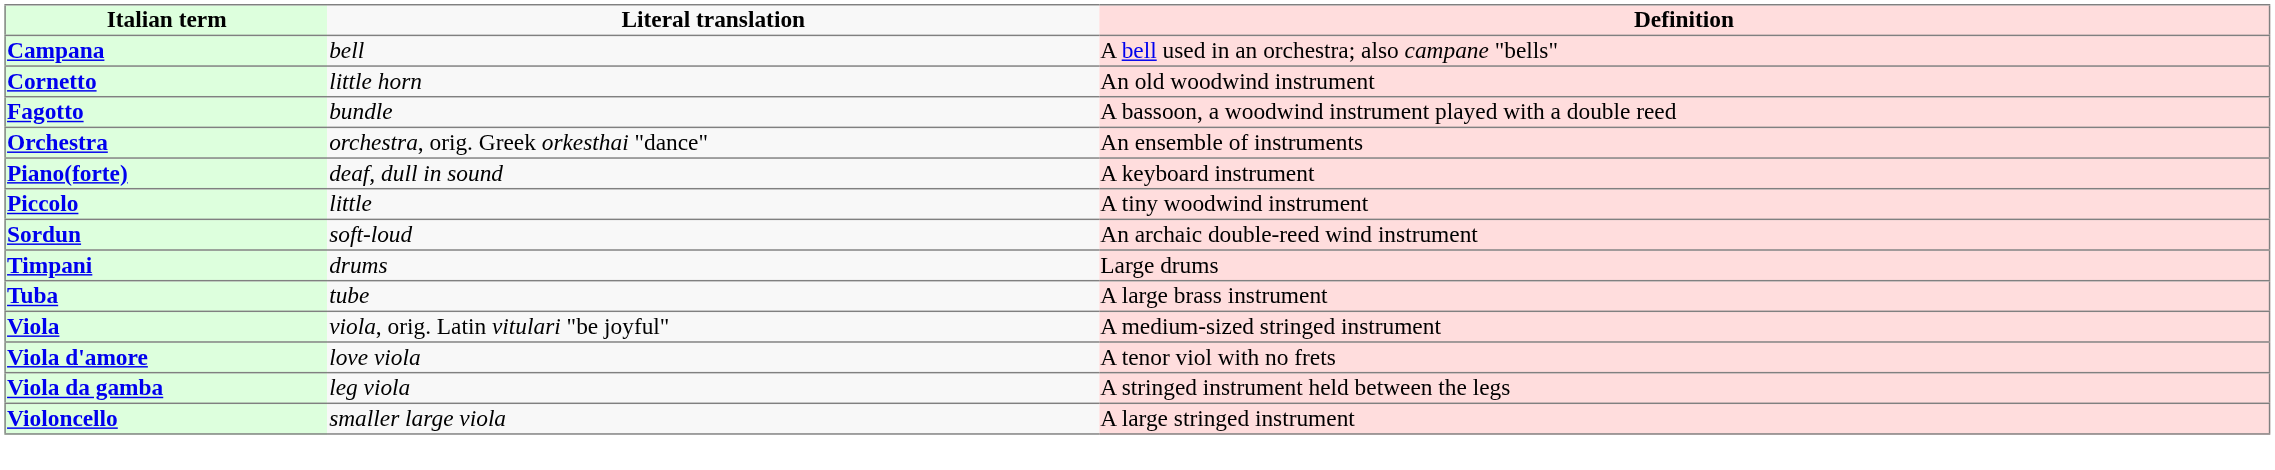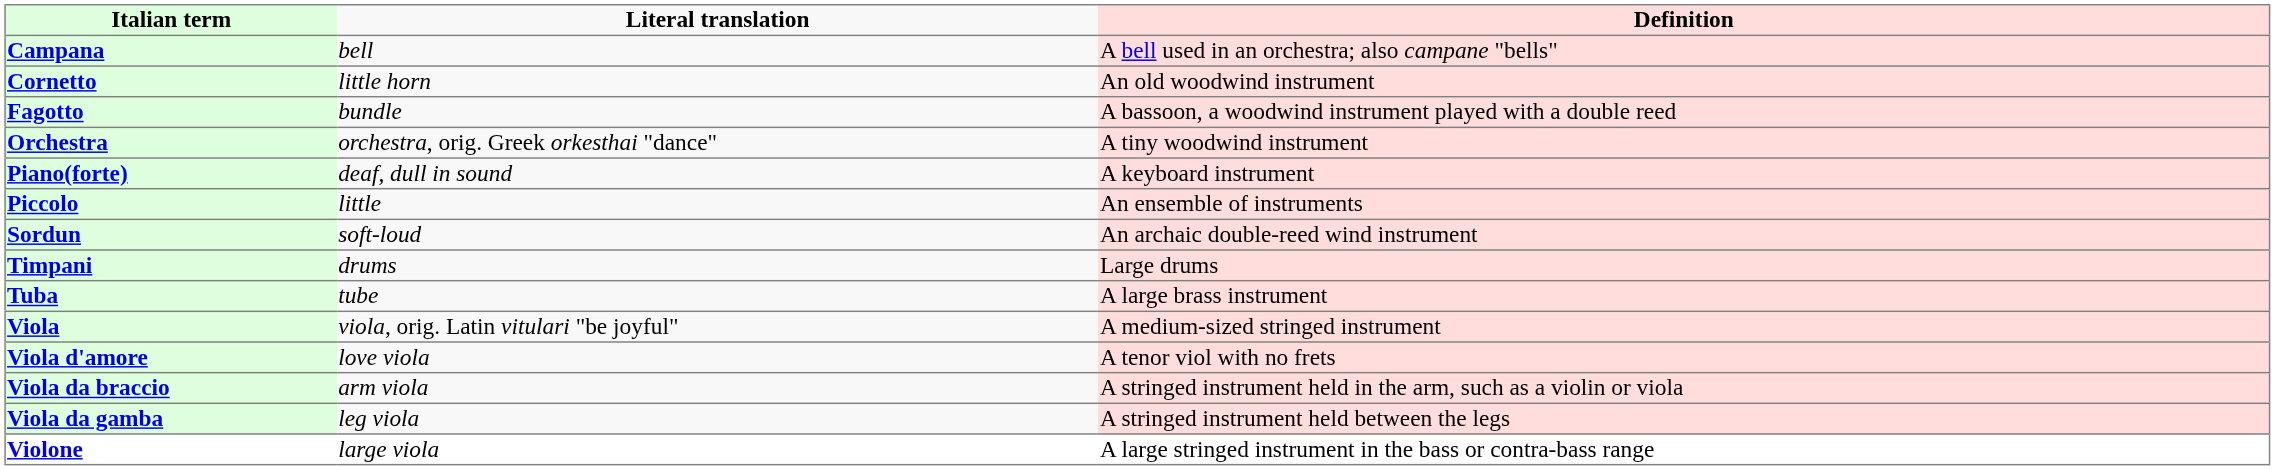(1232, 142) An ensemble of instruments -> (1234, 142) A tiny woodwind instrument
(1234, 203) A tiny woodwind instrument -> (1231, 203) An ensemble of instruments
+ row: (88, 387)
- row: (62, 418)
+ row: (45, 449)
